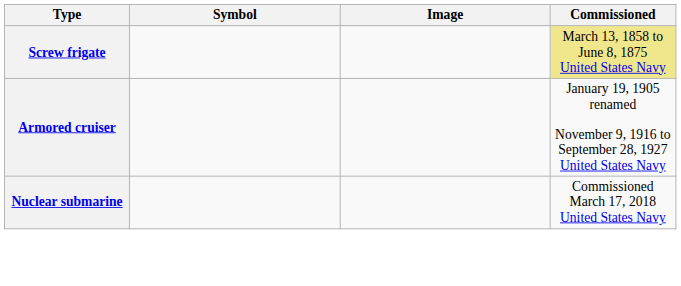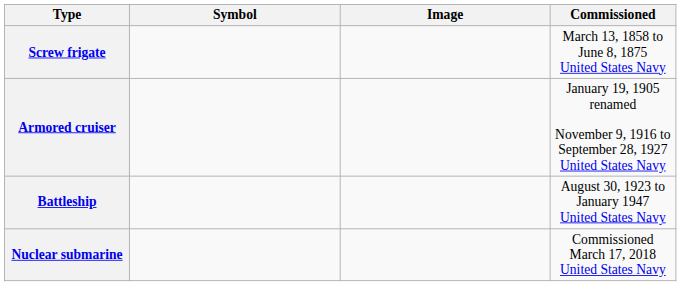(613, 52) khaki background -> (613, 52) no background
+ row: (67, 202)
